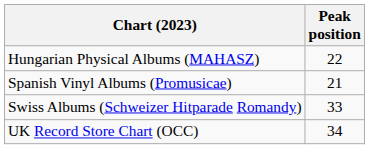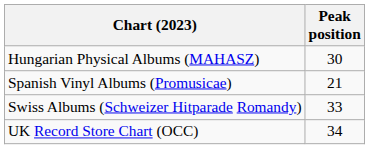(335, 58) 22 -> (335, 58) 30
